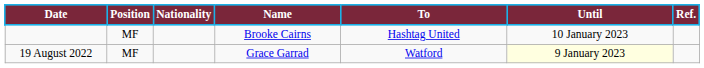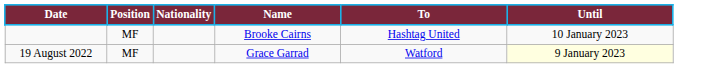- column: (686, 15)
